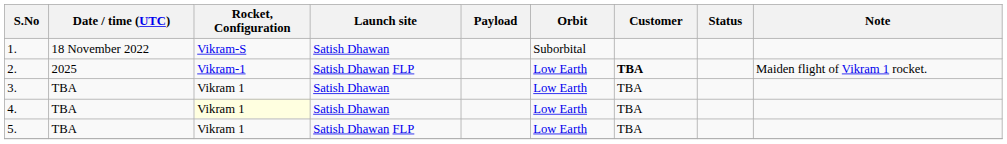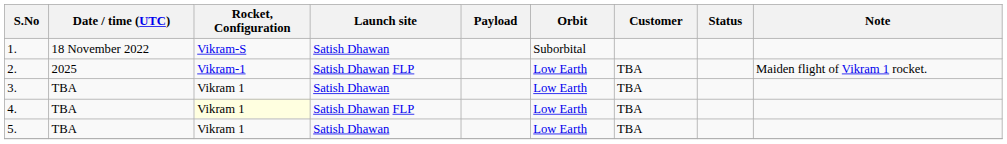(630, 68) bold -> (630, 68) normal
(351, 108) Satish Dhawan -> (364, 108) Satish Dhawan FLP
(364, 128) Satish Dhawan FLP -> (351, 128) Satish Dhawan
